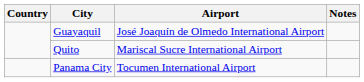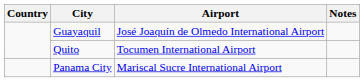(199, 49) Mariscal Sucre International Airport -> (186, 49) Tocumen International Airport
(186, 67) Tocumen International Airport -> (199, 67) Mariscal Sucre International Airport
